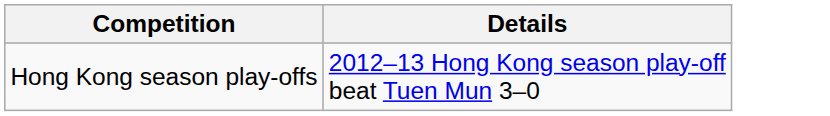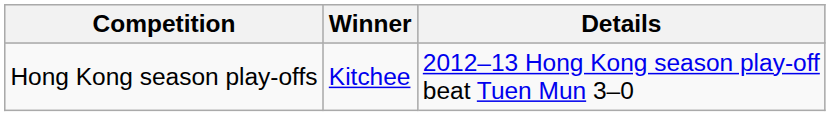+ column: (370, 23)
